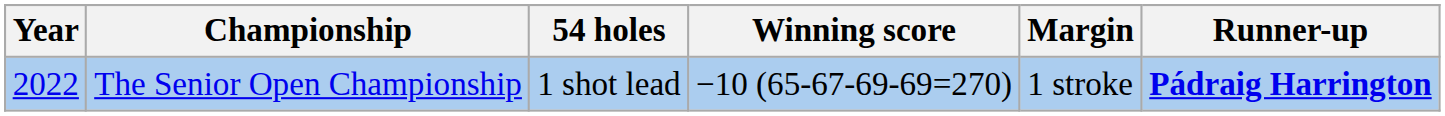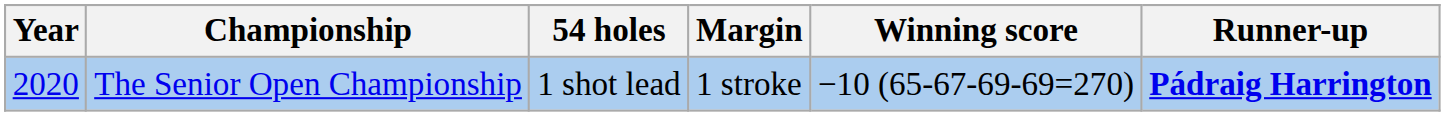columns swapped: (854, 30) <-> (1081, 30)
(46, 83) 2022 -> (46, 83) 2020
